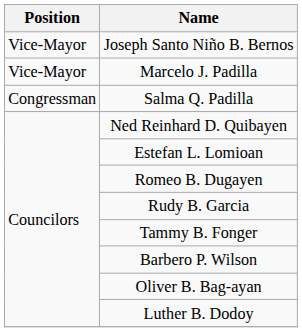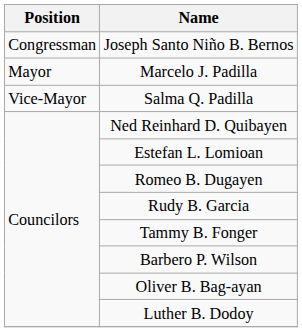(47, 45) Vice-Mayor -> (52, 45) Congressman
(47, 72) Vice-Mayor -> (30, 72) Mayor
(52, 98) Congressman -> (47, 98) Vice-Mayor
